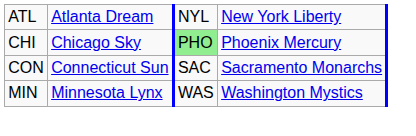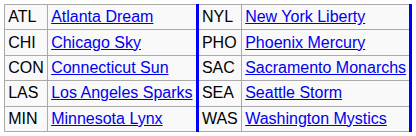(195, 42) lightgreen background -> (219, 42) no background
+ row: (23, 93)
